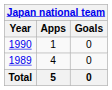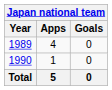rows swapped: (20, 61) <-> (20, 45)
